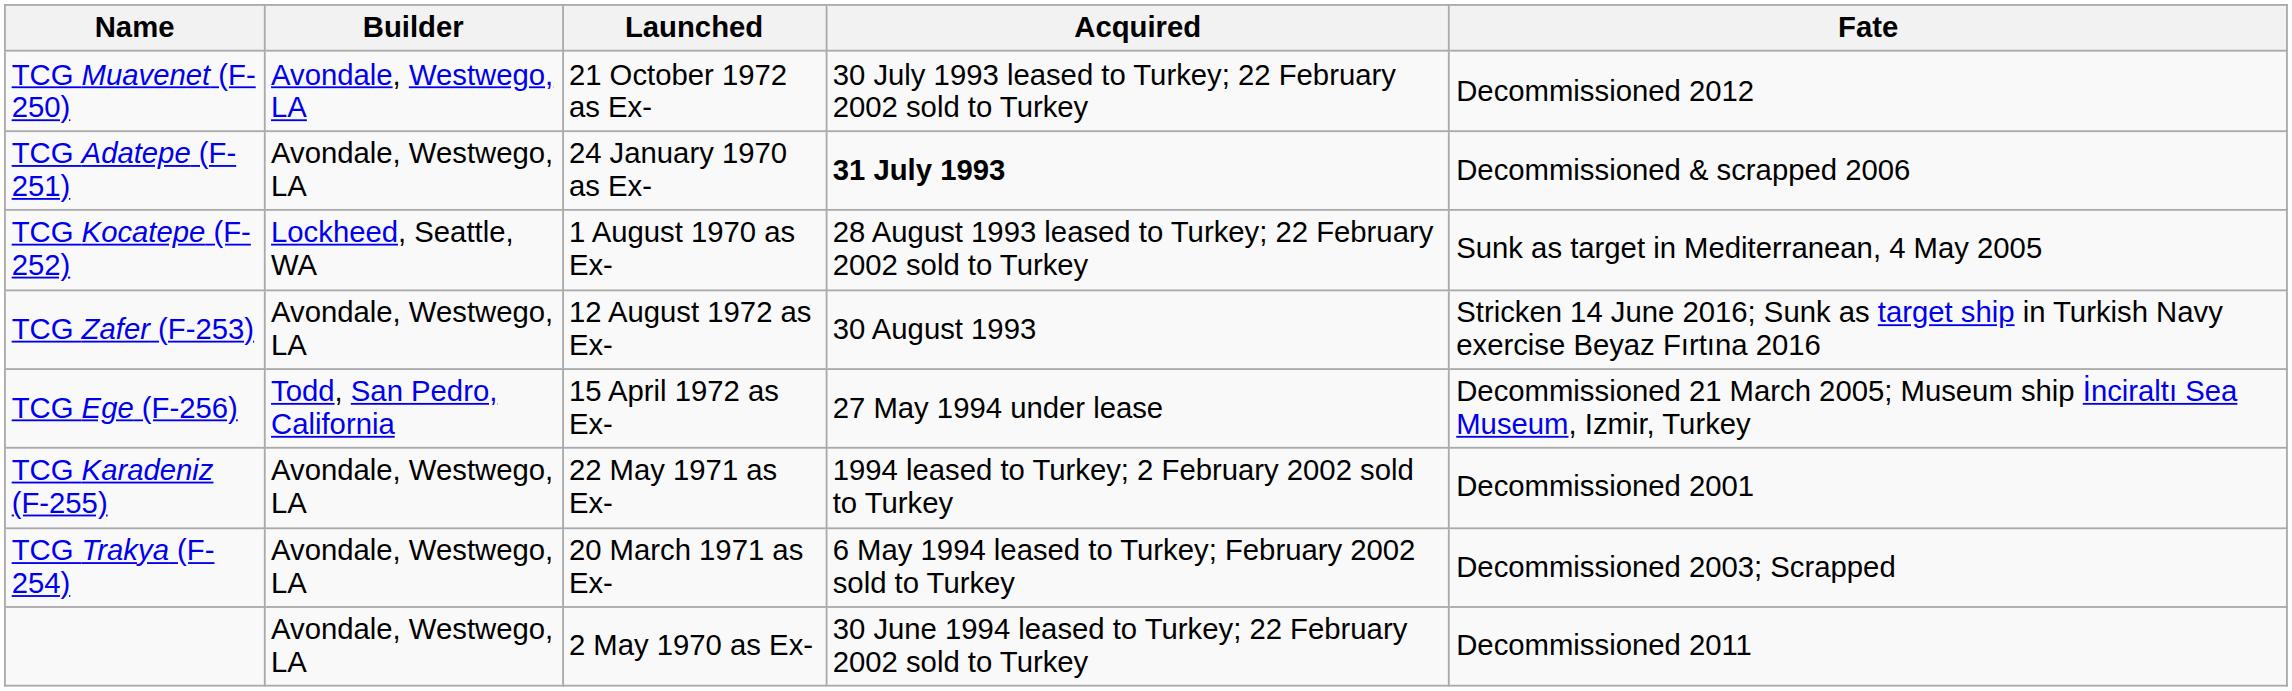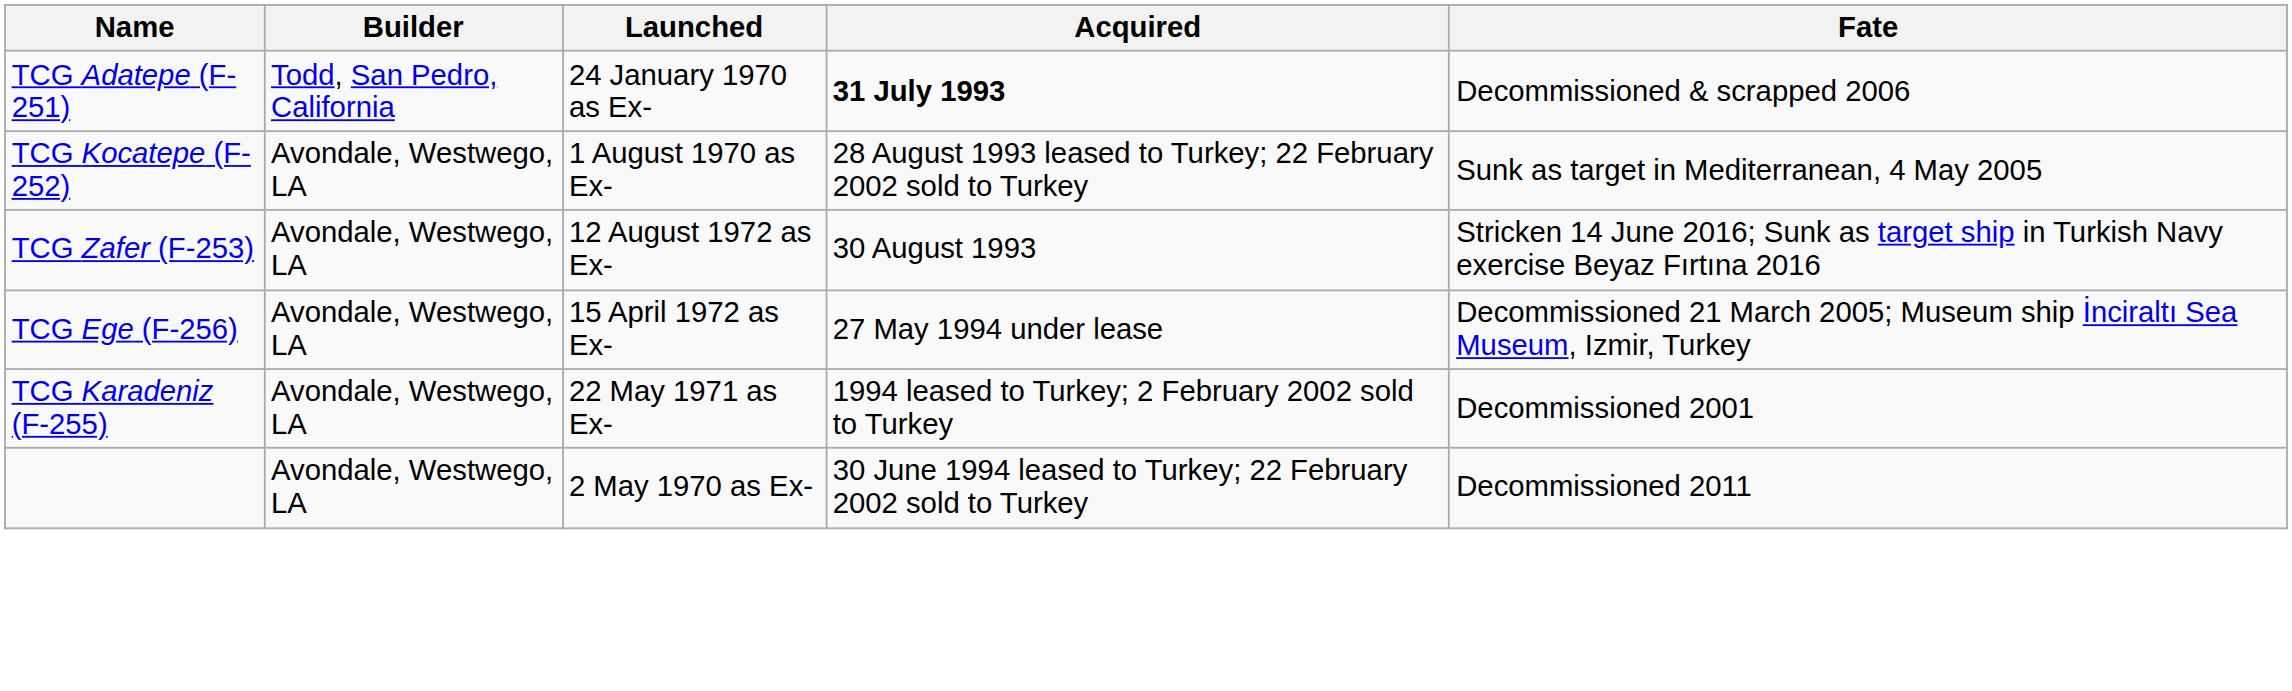- row: (134, 90)
(412, 170) Avondale, Westwego, LA -> (384, 90) Todd, San Pedro, California
(392, 249) Lockheed, Seattle, WA -> (412, 170) Avondale, Westwego, LA
(384, 408) Todd, San Pedro, California -> (412, 328) Avondale, Westwego, LA
- row: (113, 566)
